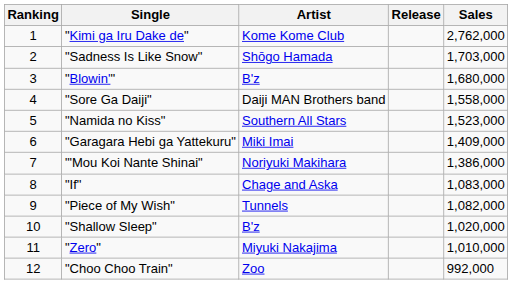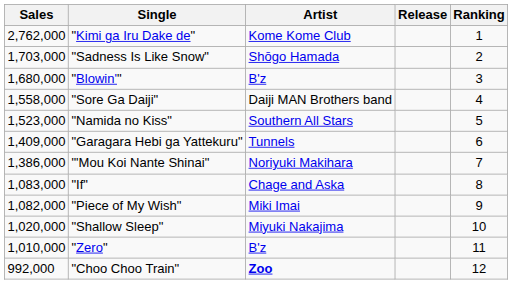columns swapped: (33, 14) <-> (476, 14)
(268, 141) Miki Imai -> (272, 141) Tunnels
(265, 205) Tunnels -> (274, 205) Miki Imai
(251, 226) B'z -> (296, 226) Miyuki Nakajima
(289, 247) Miyuki Nakajima -> (257, 247) B'z
(253, 268) normal -> (261, 268) bold
